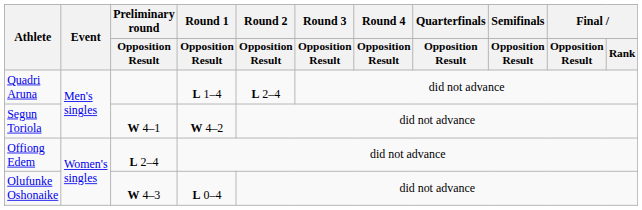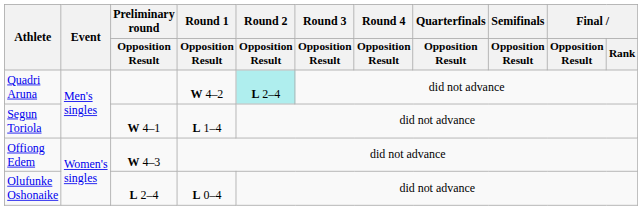(207, 94) L 1–4 -> (207, 94) W 4–2
(266, 94) no background -> (266, 94) paleturquoise background
(207, 128) W 4–2 -> (207, 128) L 1–4
(144, 162) L 2–4 -> (144, 162) W 4–3
(144, 196) W 4–3 -> (144, 196) L 2–4
